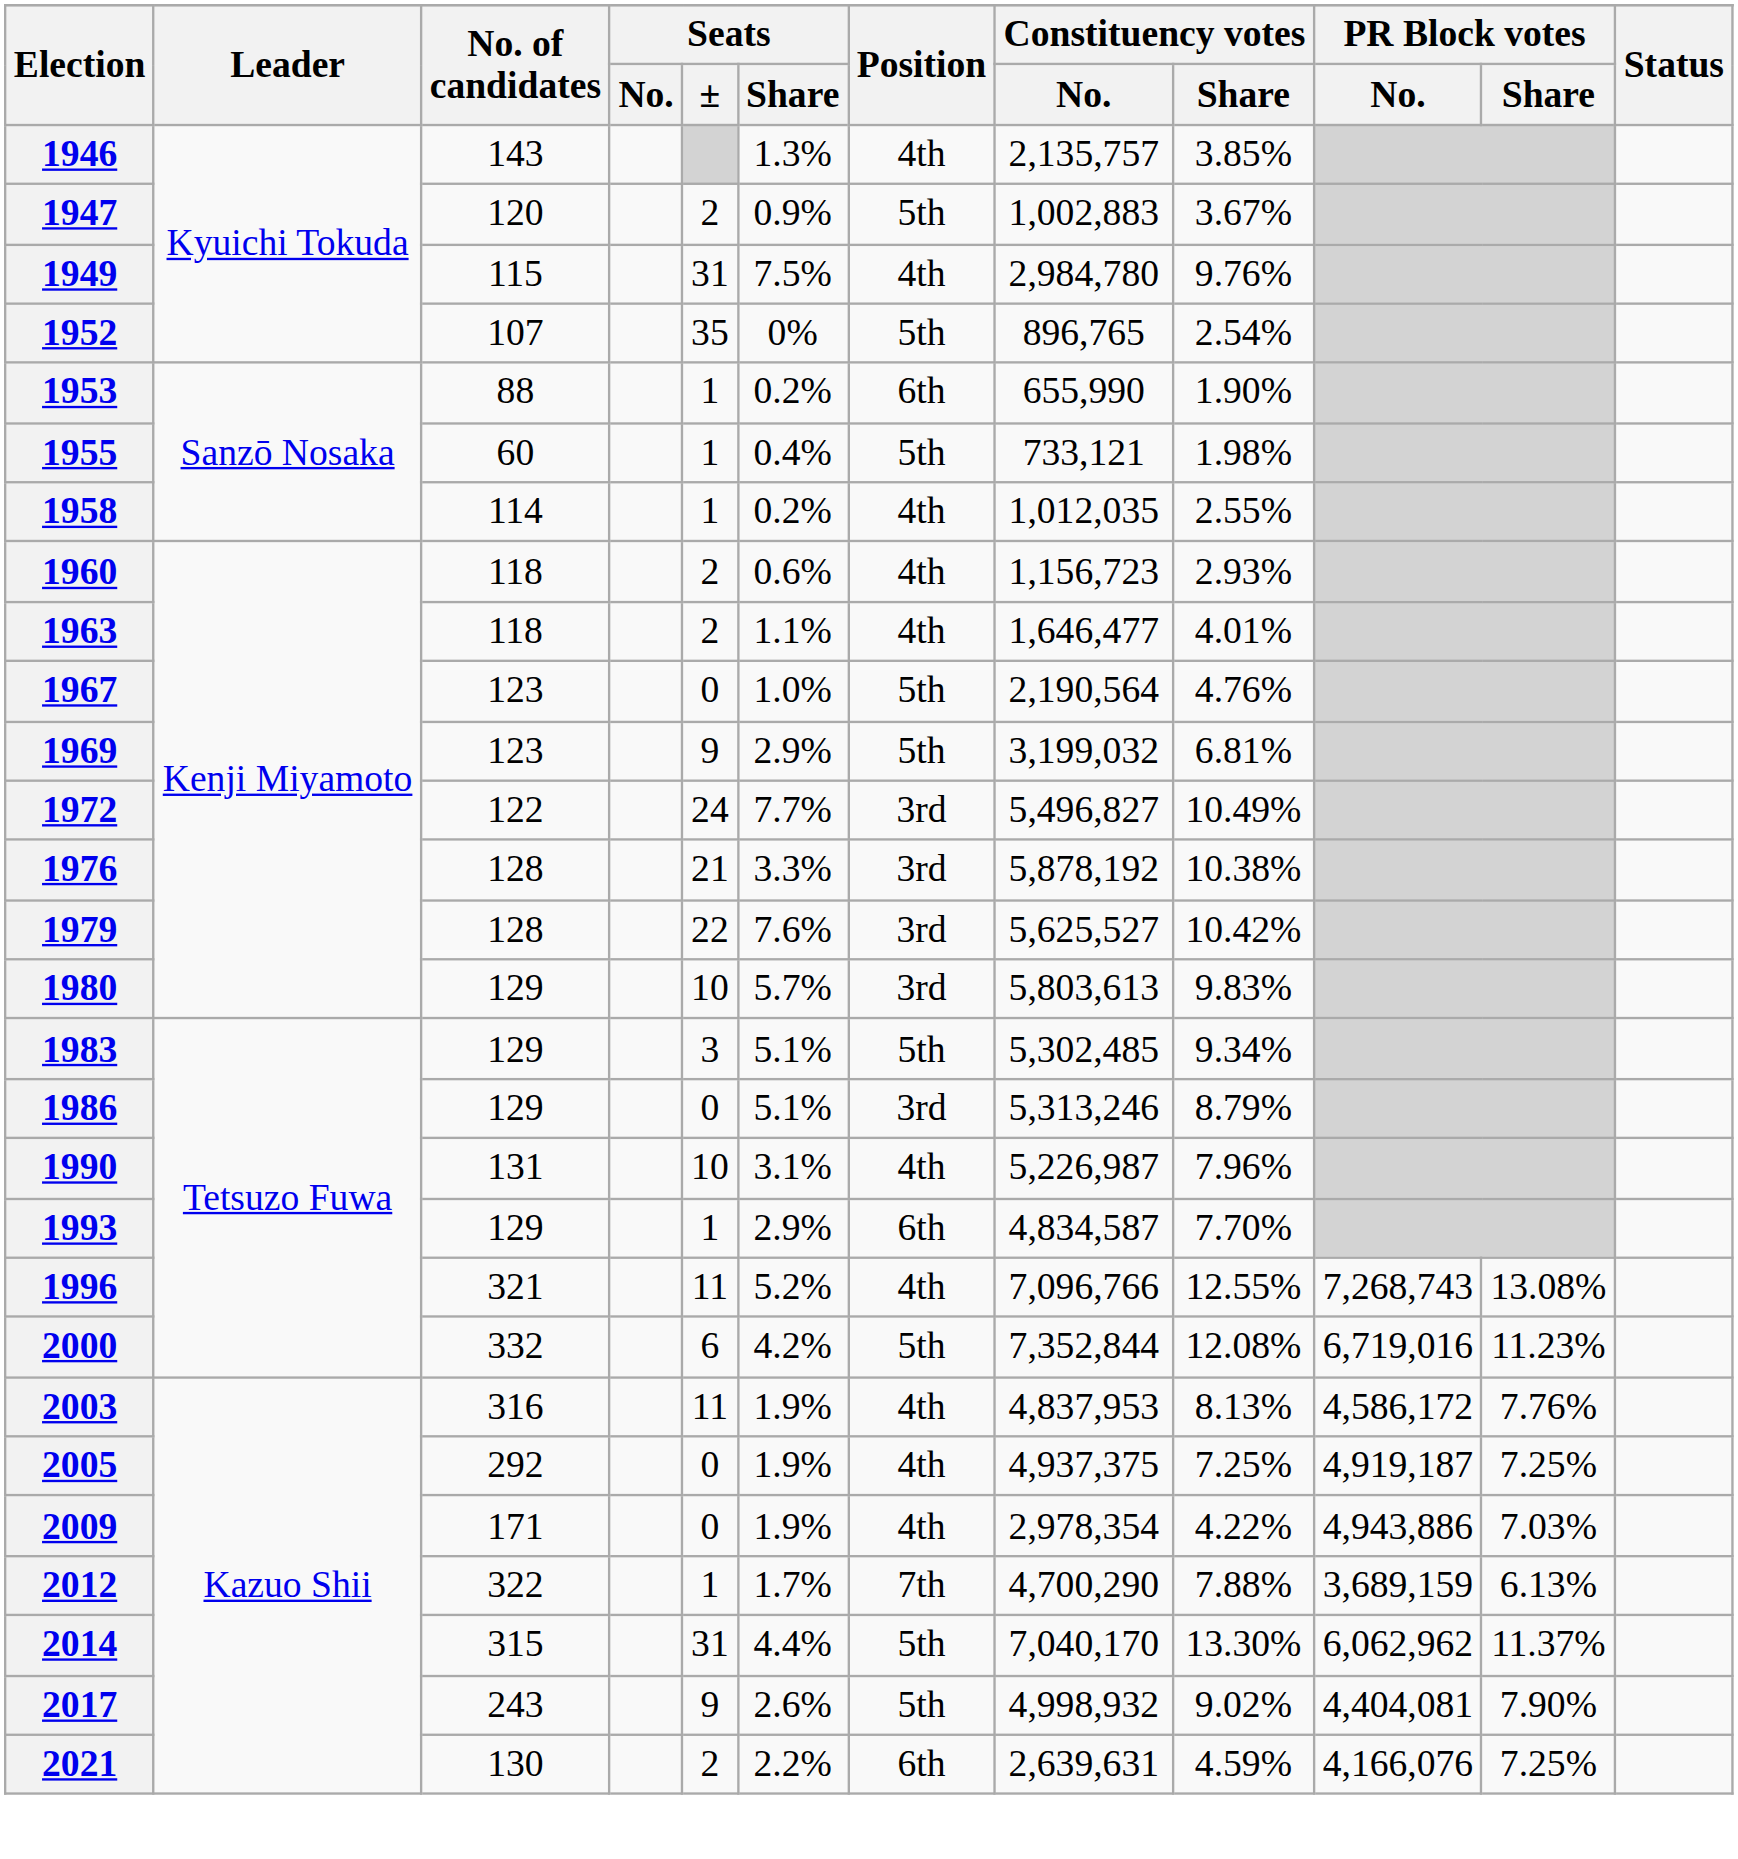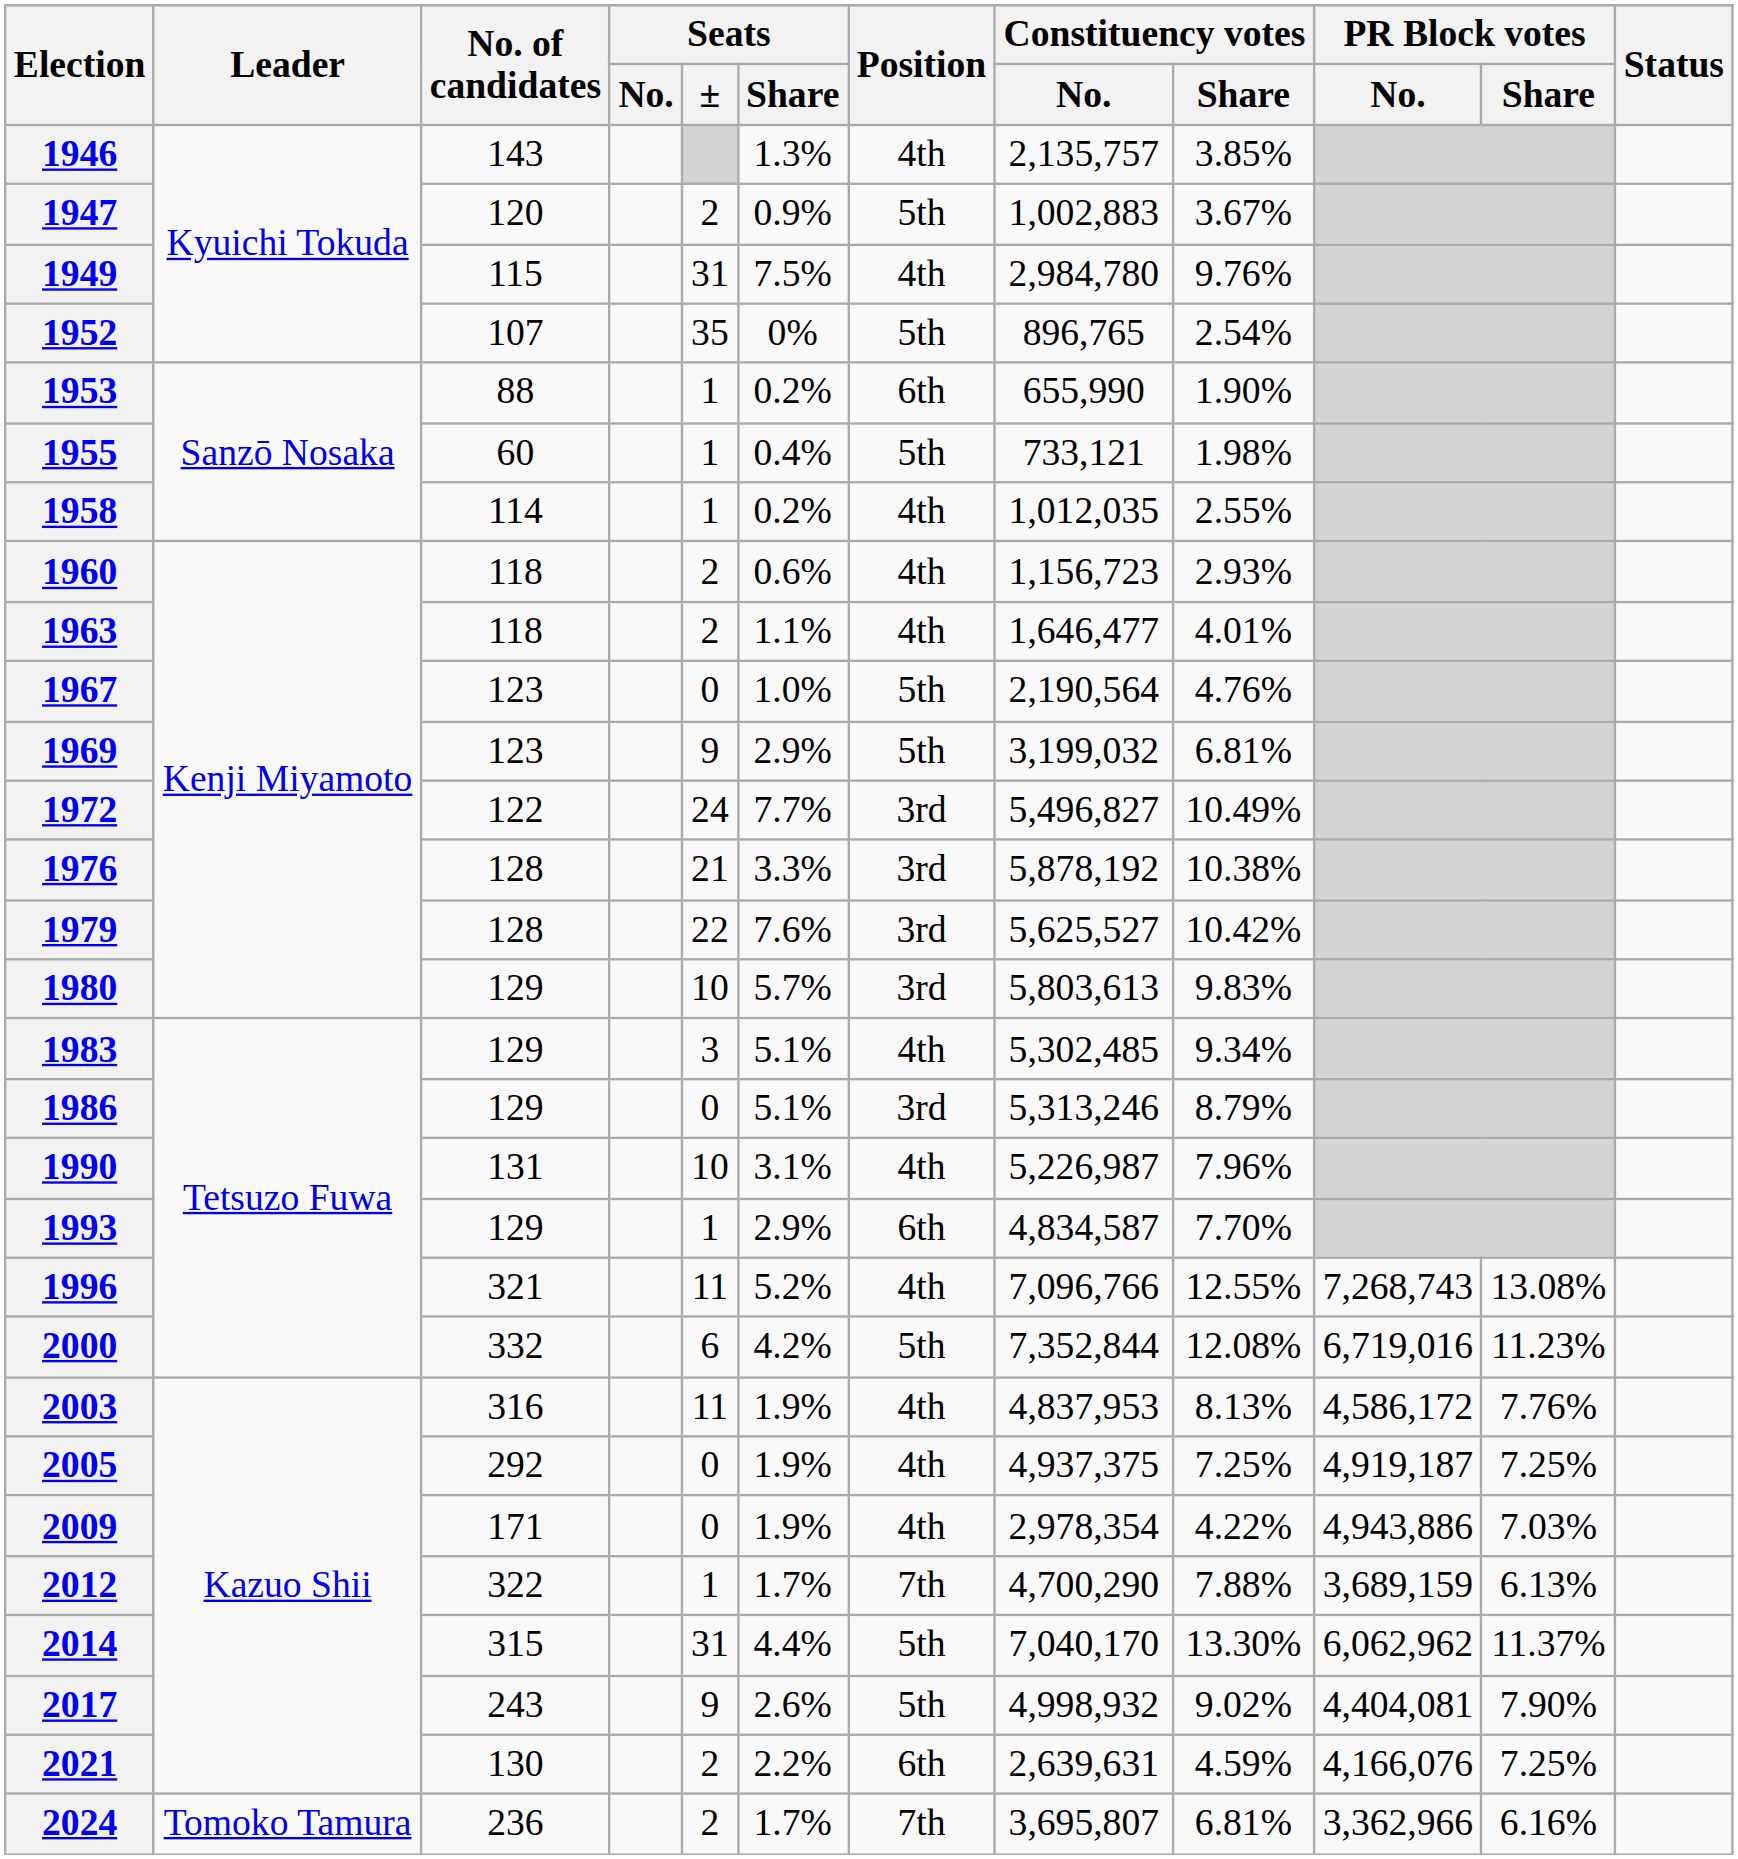(921, 1048) 5th -> (921, 1048) 4th
+ row: (80, 1823)
